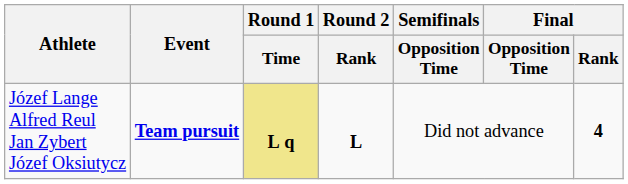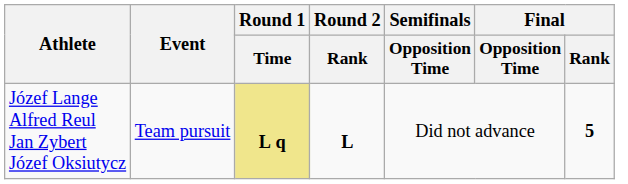(187, 131) bold -> (183, 131) normal
(598, 131) 4 -> (590, 131) 5
